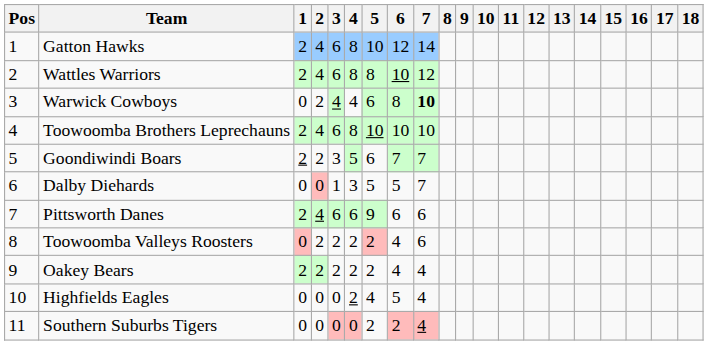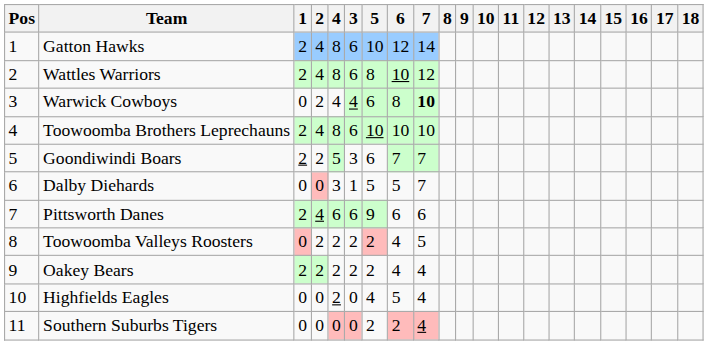columns swapped: (337, 18) <-> (353, 18)
(422, 241) 6 -> (422, 241) 5
